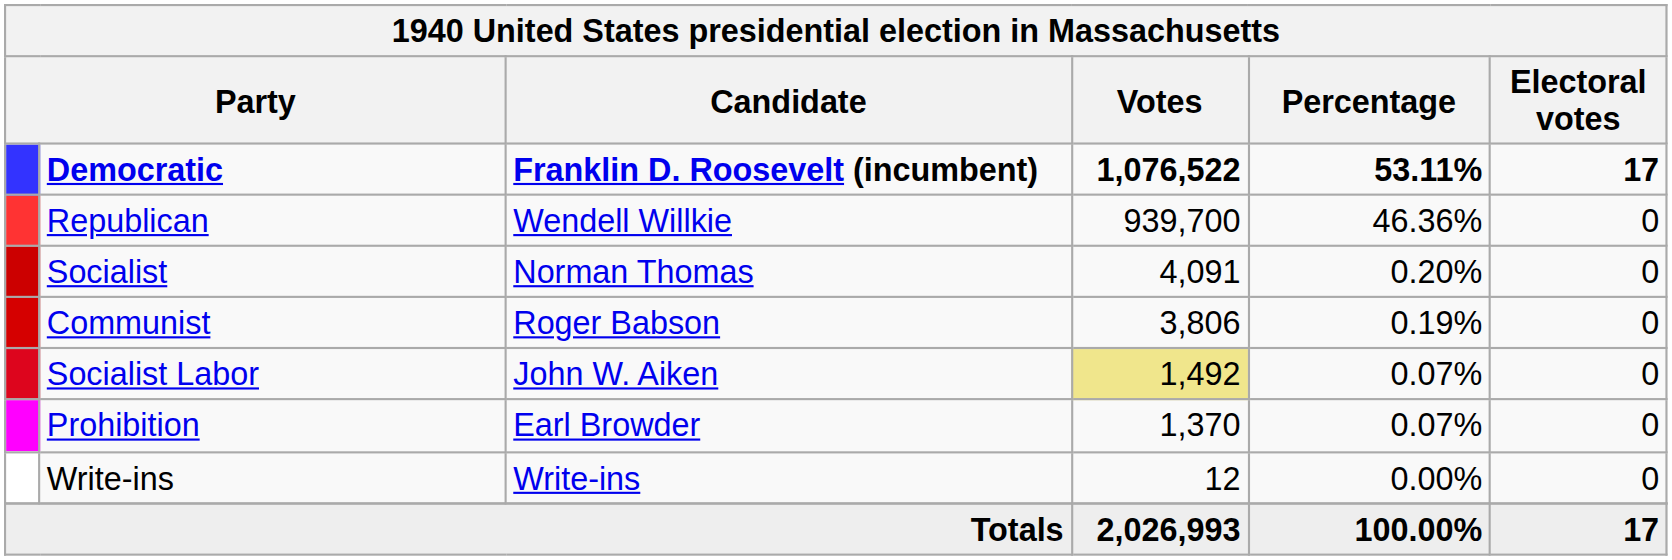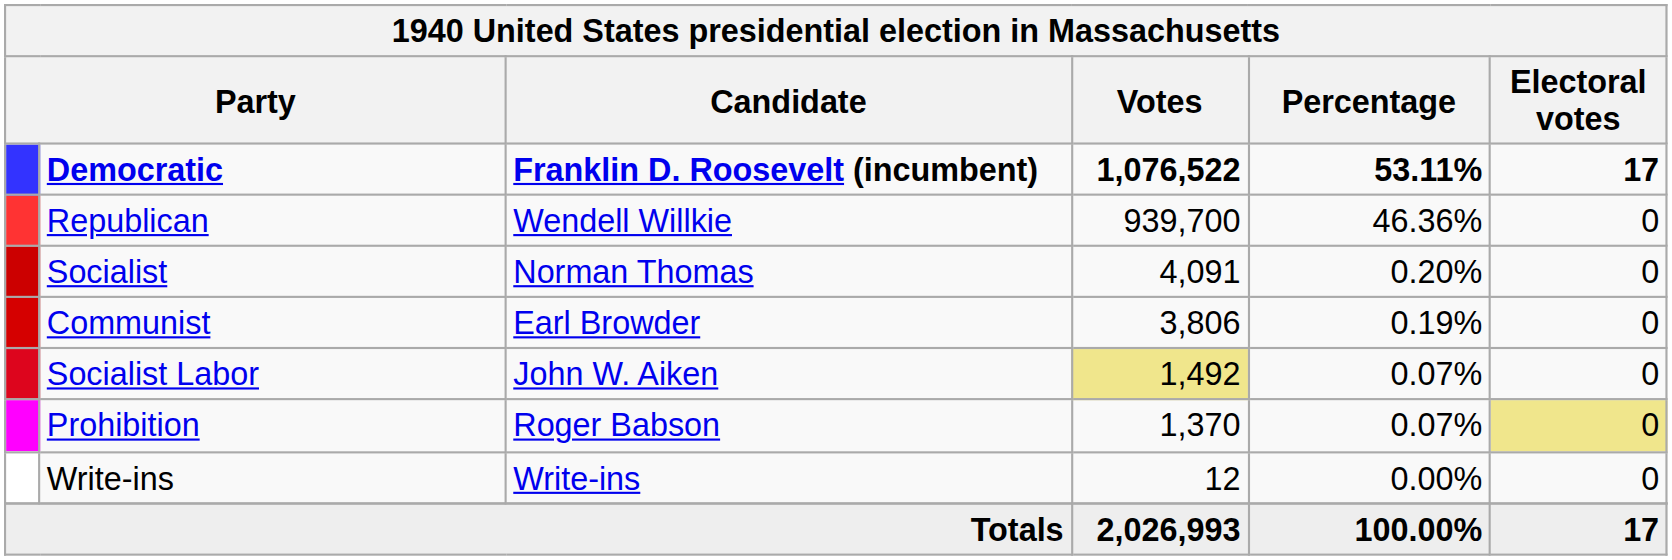(617, 323) Roger Babson -> (607, 323) Earl Browder
(607, 426) Earl Browder -> (617, 426) Roger Babson
(1650, 426) no background -> (1650, 426) khaki background
